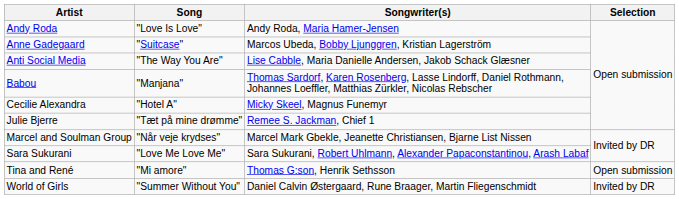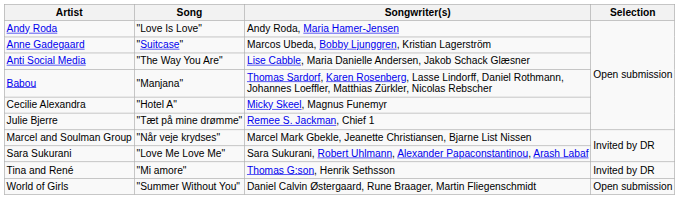(633, 170) Open submission -> (624, 170) Invited by DR
(624, 186) Invited by DR -> (633, 186) Open submission
